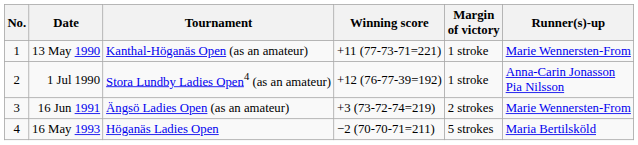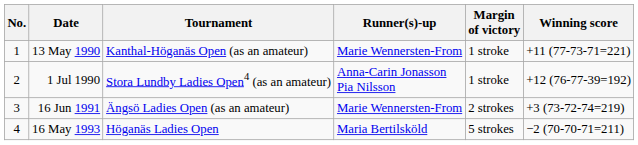columns swapped: (389, 22) <-> (568, 22)
